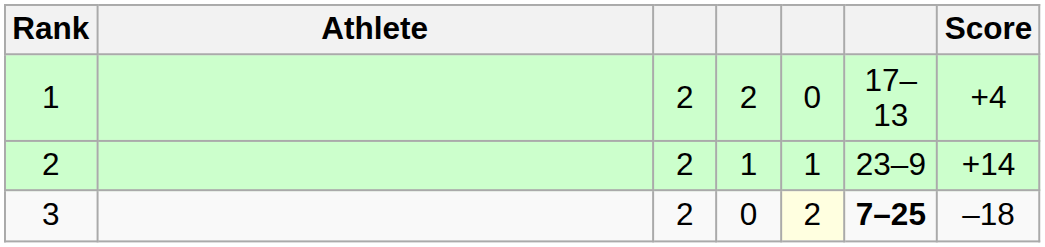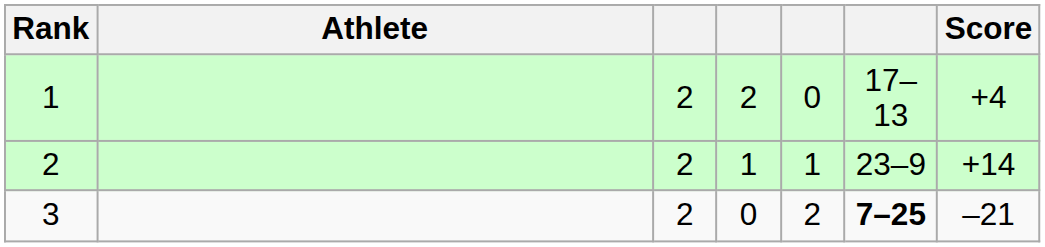(812, 214) lightyellow background -> (812, 214) no background
(989, 214) –18 -> (989, 214) –21
